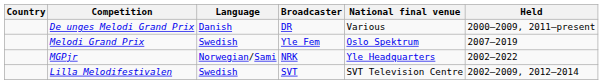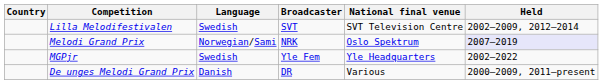rows swapped: (122, 27) <-> (111, 72)
(218, 42) Swedish -> (238, 42) Norwegian/Sami
(300, 42) Yle Fem -> (289, 42) NRK
(493, 42) no background -> (493, 42) lavender background
(238, 57) Norwegian/Sami -> (218, 57) Swedish
(289, 57) NRK -> (300, 57) Yle Fem
